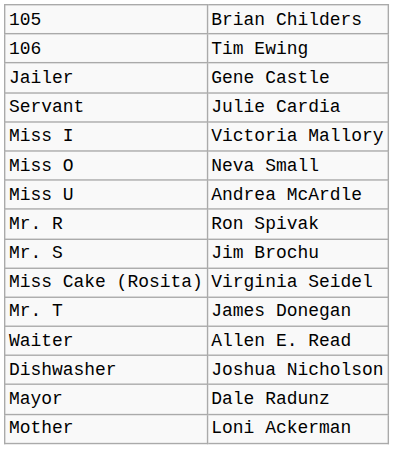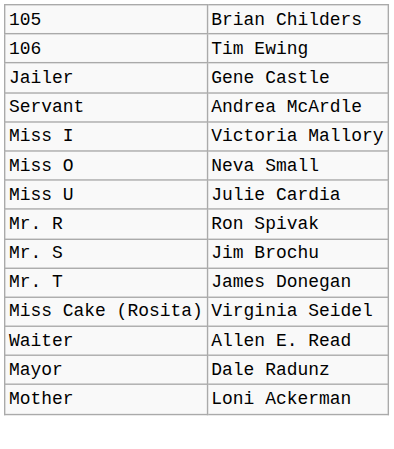(276, 107) Julie Cardia -> (287, 107) Andrea McArdle
(287, 195) Andrea McArdle -> (276, 195) Julie Cardia
rows swapped: (36, 312) <-> (106, 282)
- row: (63, 370)
